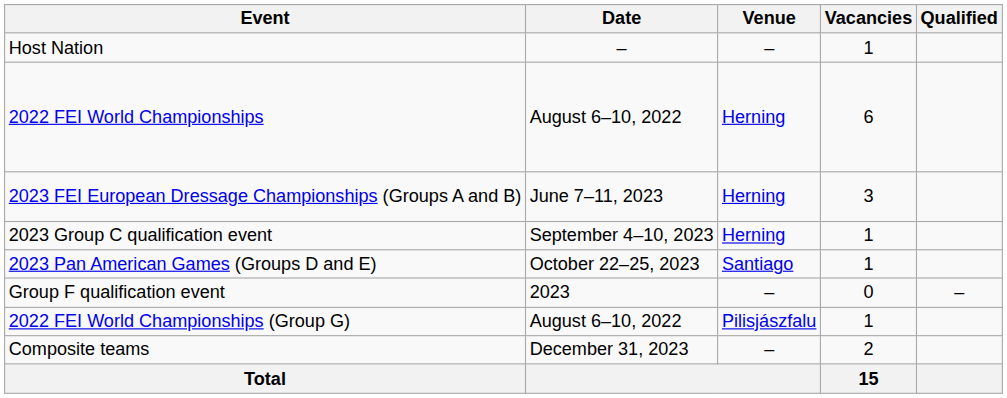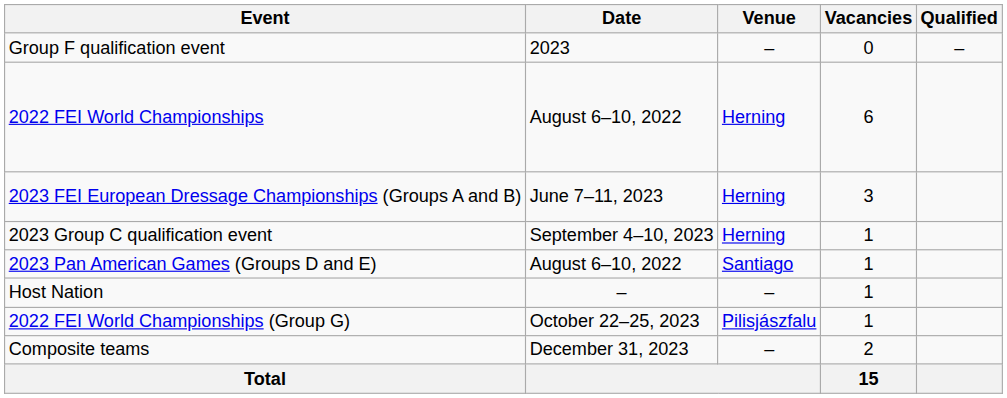rows swapped: (56, 47) <-> (117, 292)
(615, 263) October 22–25, 2023 -> (606, 263) August 6–10, 2022
(606, 321) August 6–10, 2022 -> (615, 321) October 22–25, 2023
